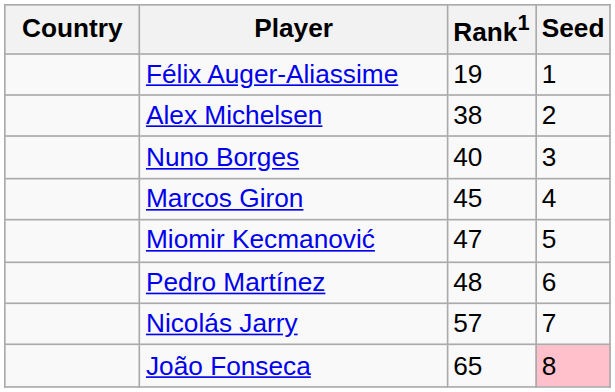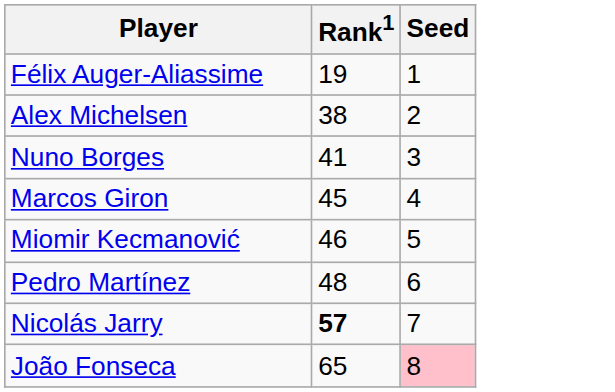- column: (72, 28)
(468, 157) 40 -> (333, 157) 41
(468, 240) 47 -> (333, 240) 46
(468, 323) normal -> (333, 323) bold
